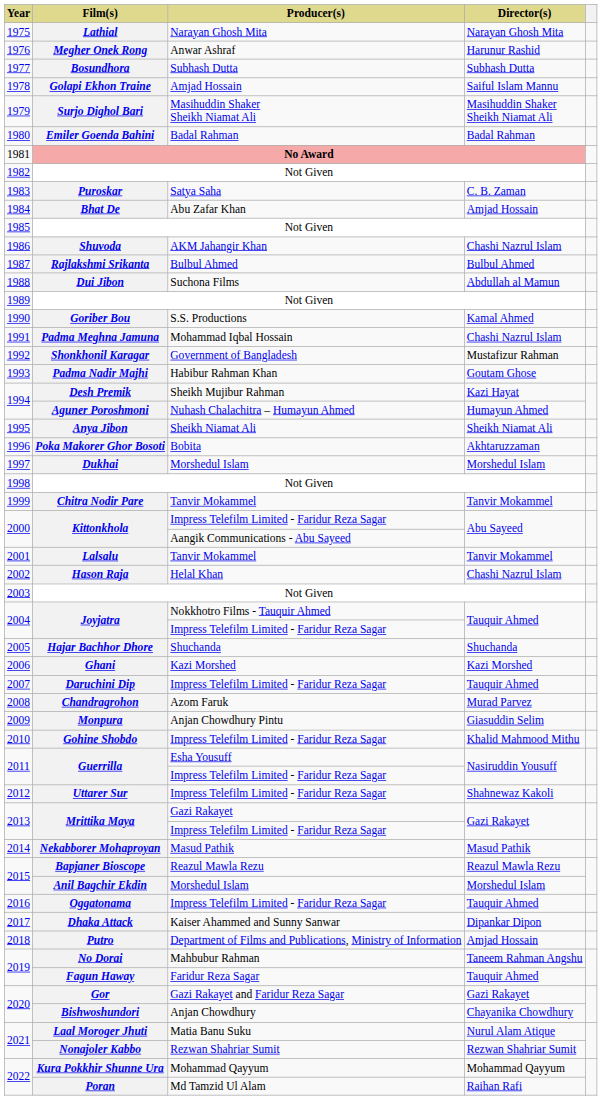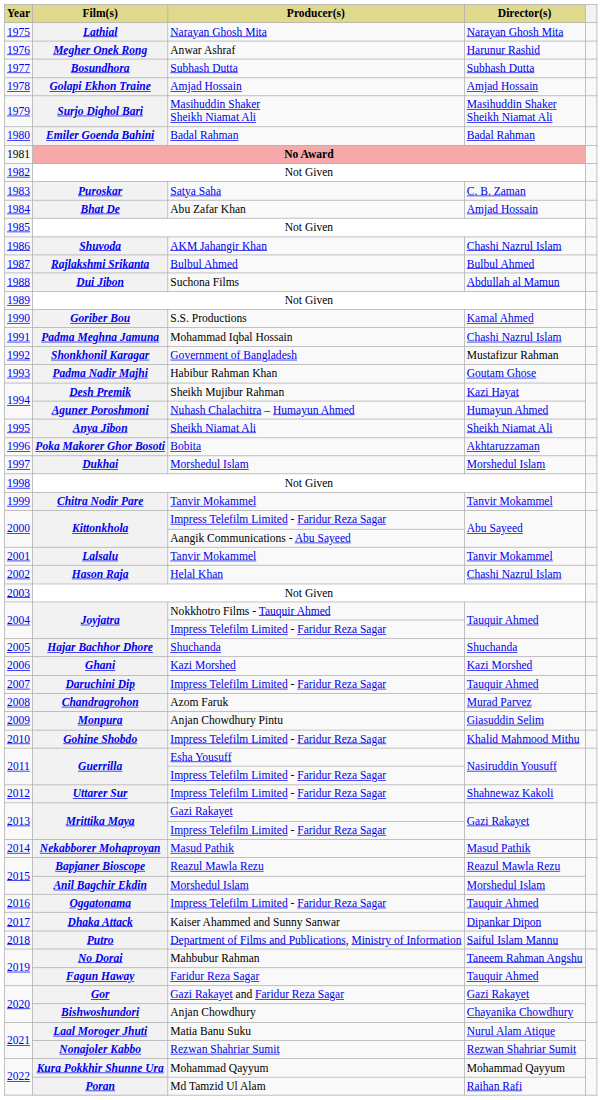(513, 86) Saiful Islam Mannu -> (502, 86) Amjad Hossain
(502, 940) Amjad Hossain -> (513, 940) Saiful Islam Mannu
